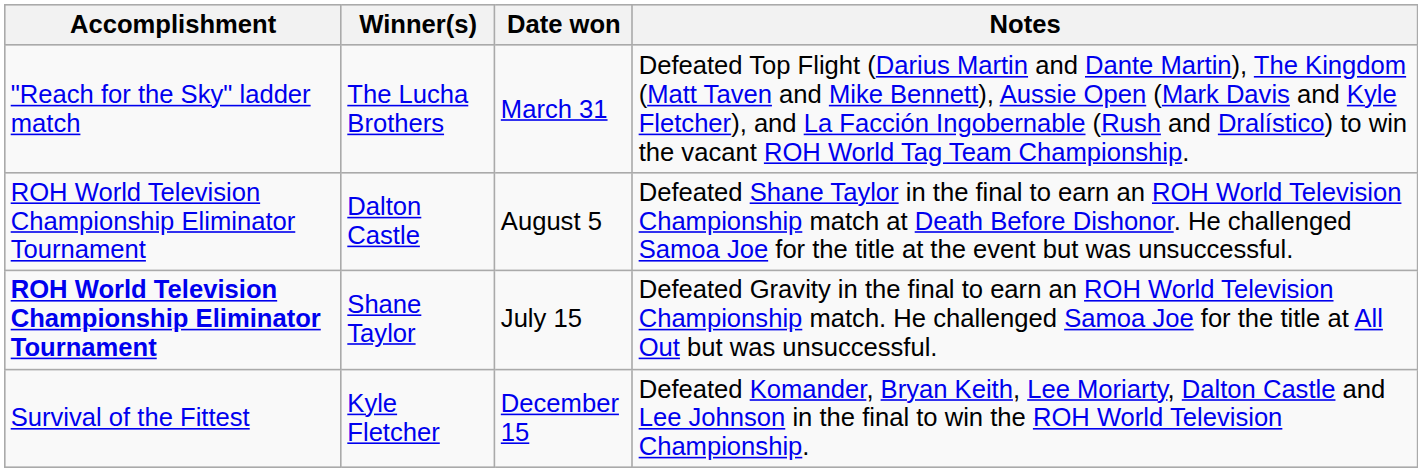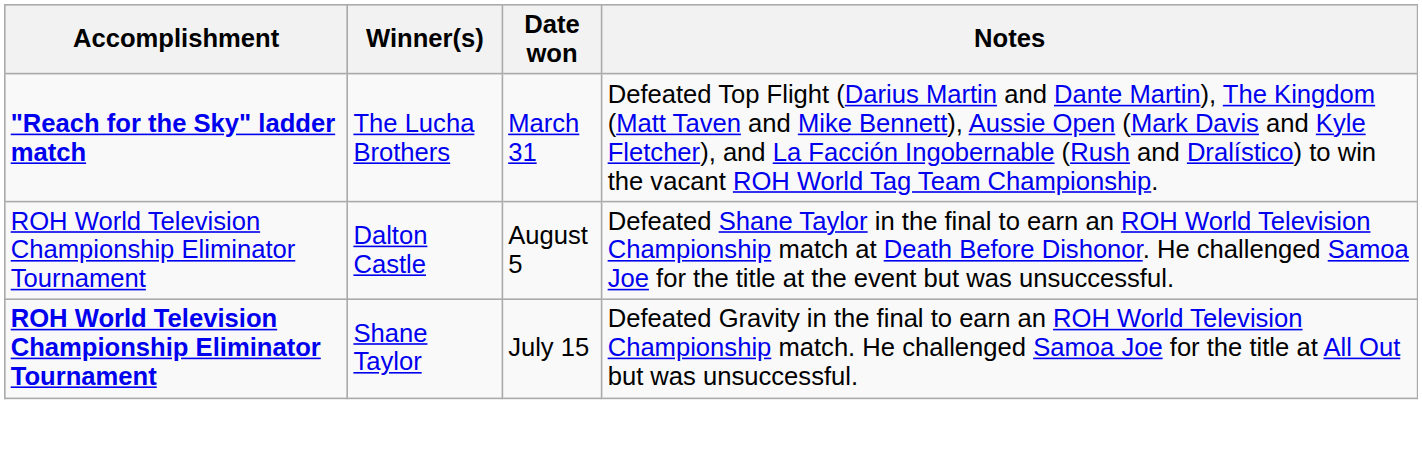(161, 108) normal -> (173, 137) bold
- row: (394, 417)
